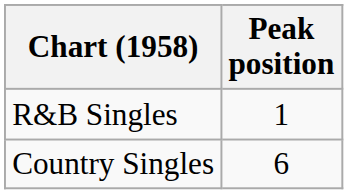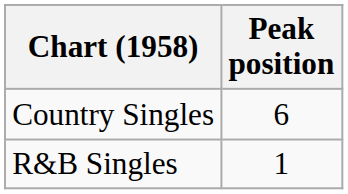rows swapped: (95, 113) <-> (113, 163)
